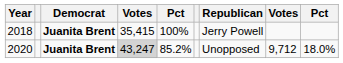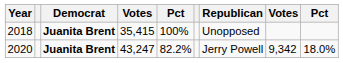(233, 31) Jerry Powell -> (231, 31) Unopposed
(137, 49) lightgrey background -> (137, 49) no background
(176, 49) 85.2% -> (176, 49) 82.2%
(231, 49) Unopposed -> (233, 49) Jerry Powell
(283, 49) 9,712 -> (283, 49) 9,342
